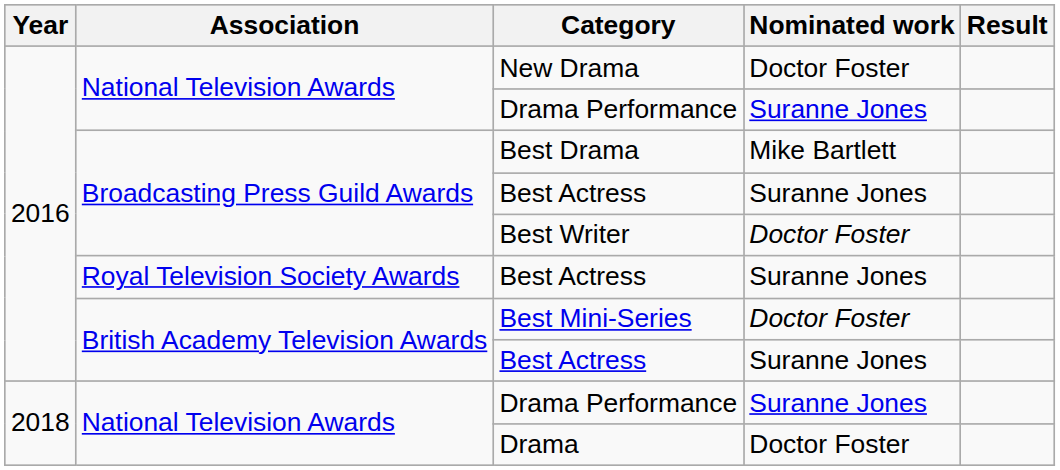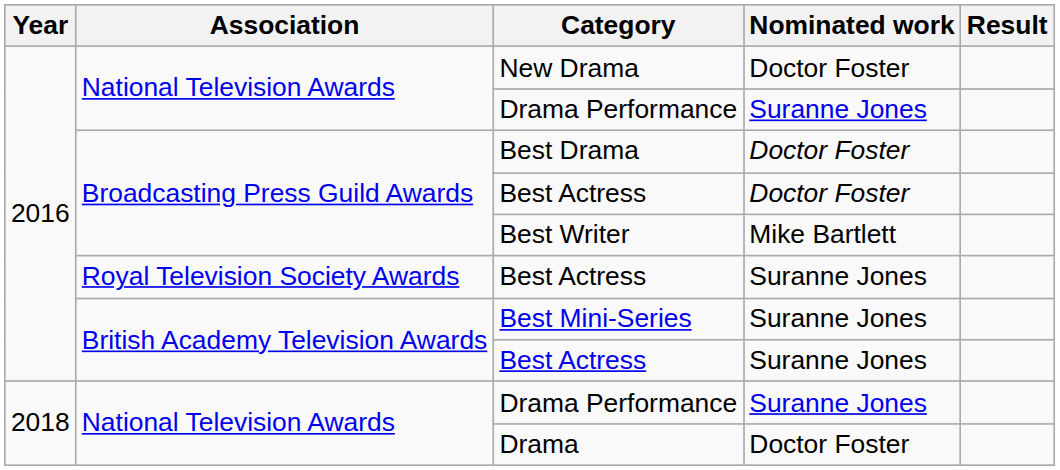(823, 151) Mike Bartlett -> (829, 151) Doctor Foster
(838, 192) Suranne Jones -> (829, 192) Doctor Foster
(829, 234) Doctor Foster -> (823, 234) Mike Bartlett
(829, 318) Doctor Foster -> (838, 318) Suranne Jones
